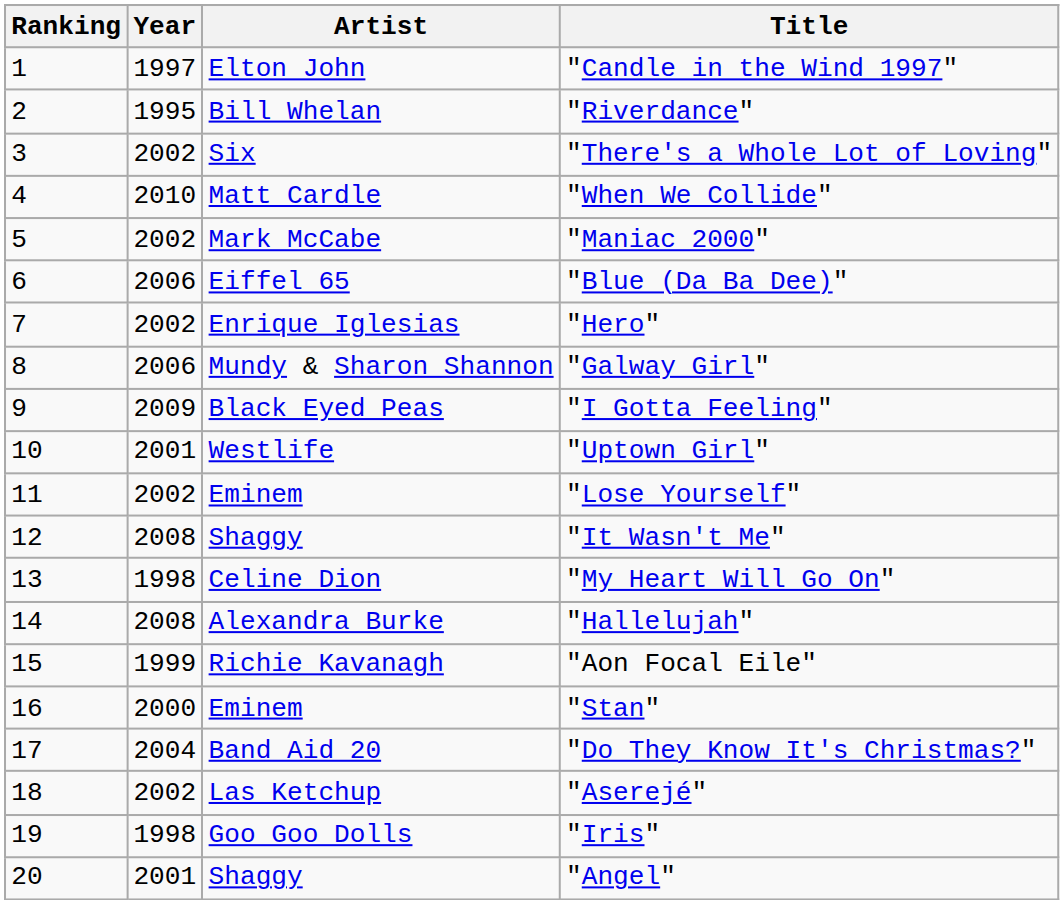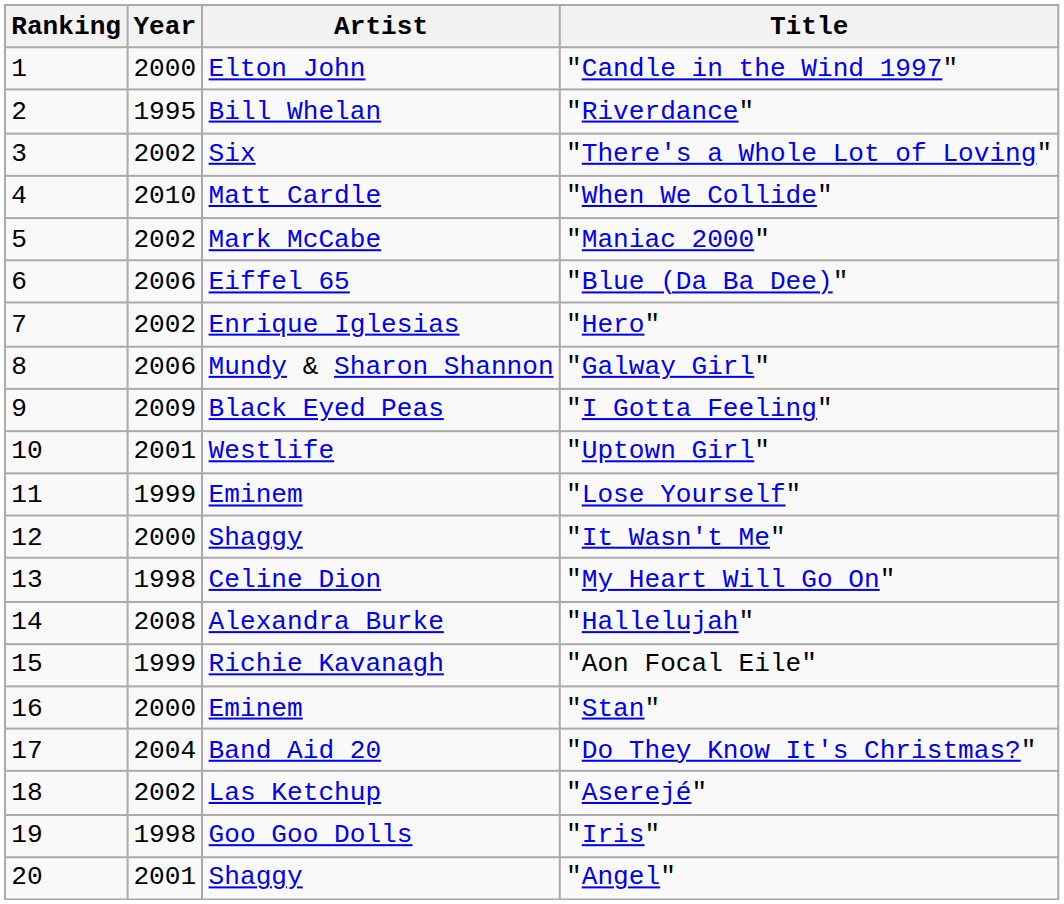(165, 69) 1997 -> (165, 69) 2000
(165, 495) 2002 -> (165, 495) 1999
(165, 537) 2008 -> (165, 537) 2000
